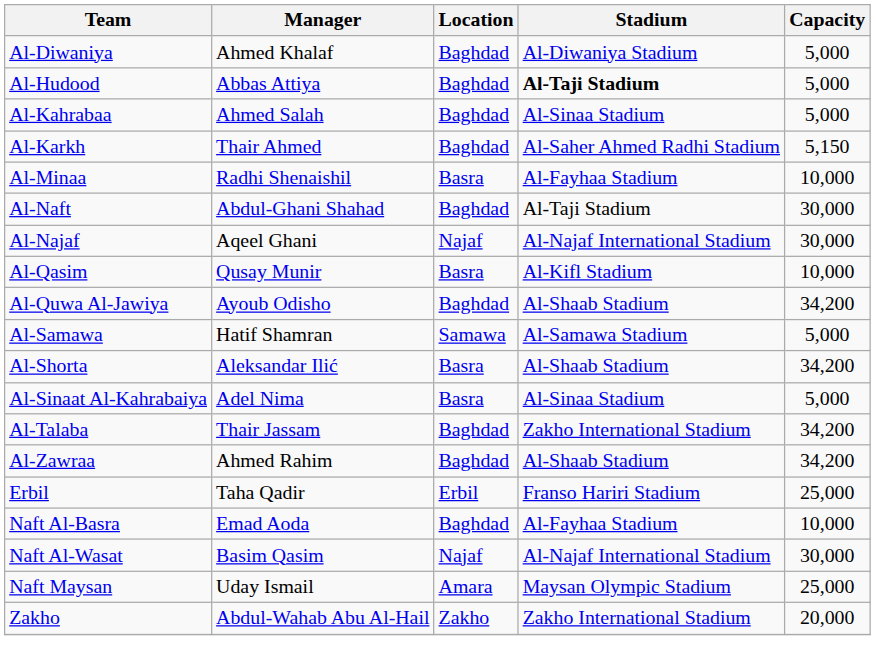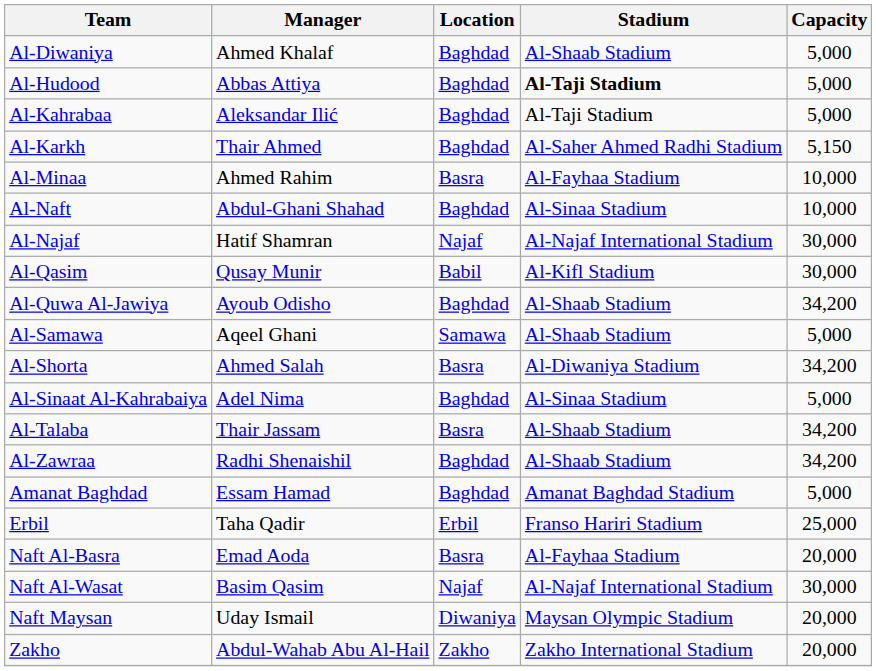(610, 51) Al-Diwaniya Stadium -> (598, 51) Al-Shaab Stadium
(270, 114) Ahmed Salah -> (277, 114) Aleksandar Ilić
(593, 114) Al-Sinaa Stadium -> (589, 114) Al-Taji Stadium
(284, 177) Radhi Shenaishil -> (274, 177) Ahmed Rahim
(587, 209) Al-Taji Stadium -> (596, 209) Al-Sinaa Stadium
(827, 209) 30,000 -> (829, 209) 10,000
(267, 240) Aqeel Ghani -> (274, 240) Hatif Shamran
(461, 271) Basra -> (460, 271) Babil
(827, 271) 10,000 -> (829, 271) 30,000
(274, 334) Hatif Shamran -> (267, 334) Aqeel Ghani
(605, 334) Al-Samawa Stadium -> (598, 334) Al-Shaab Stadium
(277, 366) Aleksandar Ilić -> (270, 366) Ahmed Salah
(596, 366) Al-Shaab Stadium -> (612, 366) Al-Diwaniya Stadium
(461, 397) Basra -> (474, 397) Baghdad
(474, 429) Baghdad -> (461, 429) Basra
(637, 429) Zakho International Stadium -> (598, 429) Al-Shaab Stadium
(274, 460) Ahmed Rahim -> (284, 460) Radhi Shenaishil
+ row: (78, 492)
(474, 523) Baghdad -> (461, 555) Basra
(827, 523) 10,000 -> (829, 555) 20,000
(466, 586) Amara -> (477, 618) Diwaniya
(827, 586) 25,000 -> (829, 618) 20,000
